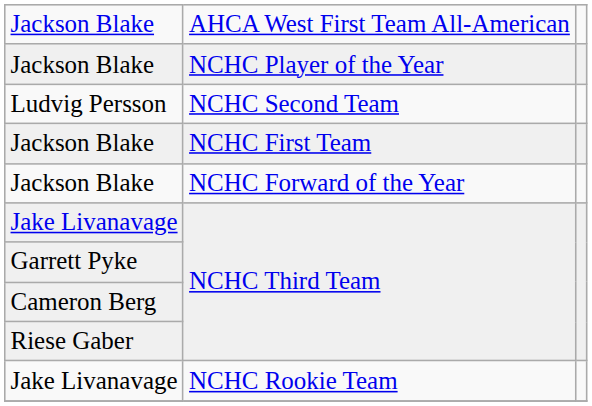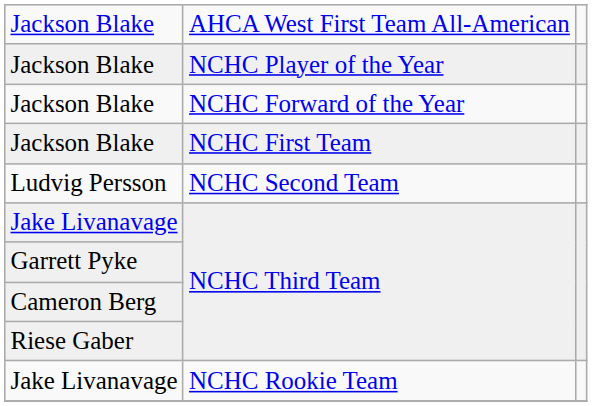rows swapped: (82, 182) <-> (89, 103)
